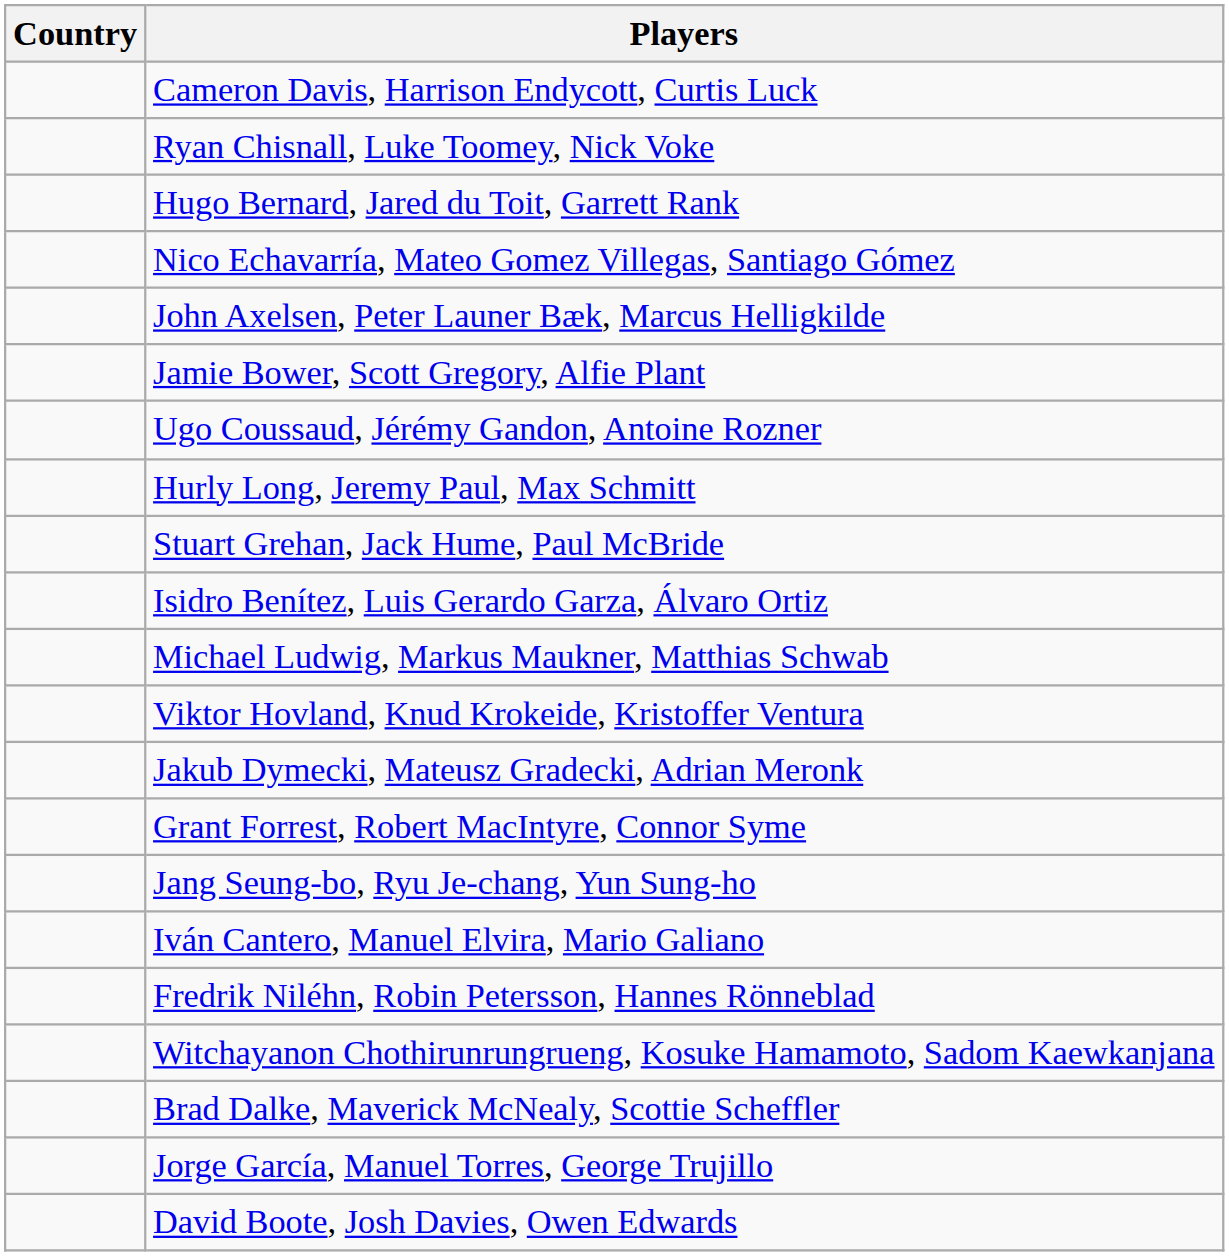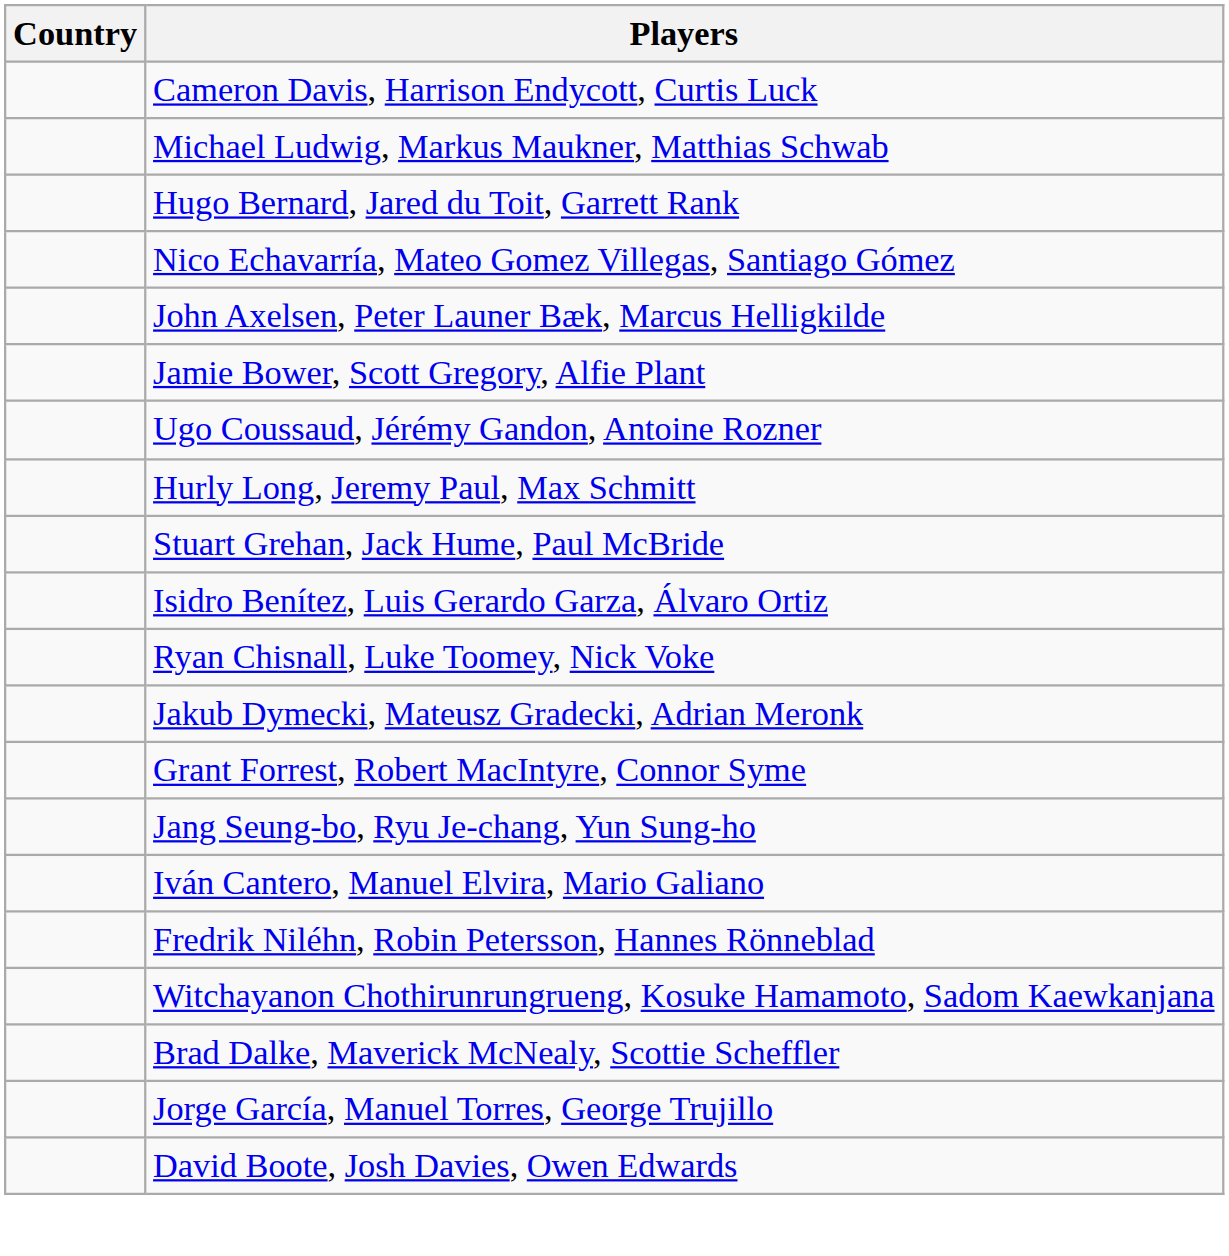rows swapped: (521, 656) <-> (434, 146)
- row: (508, 712)
